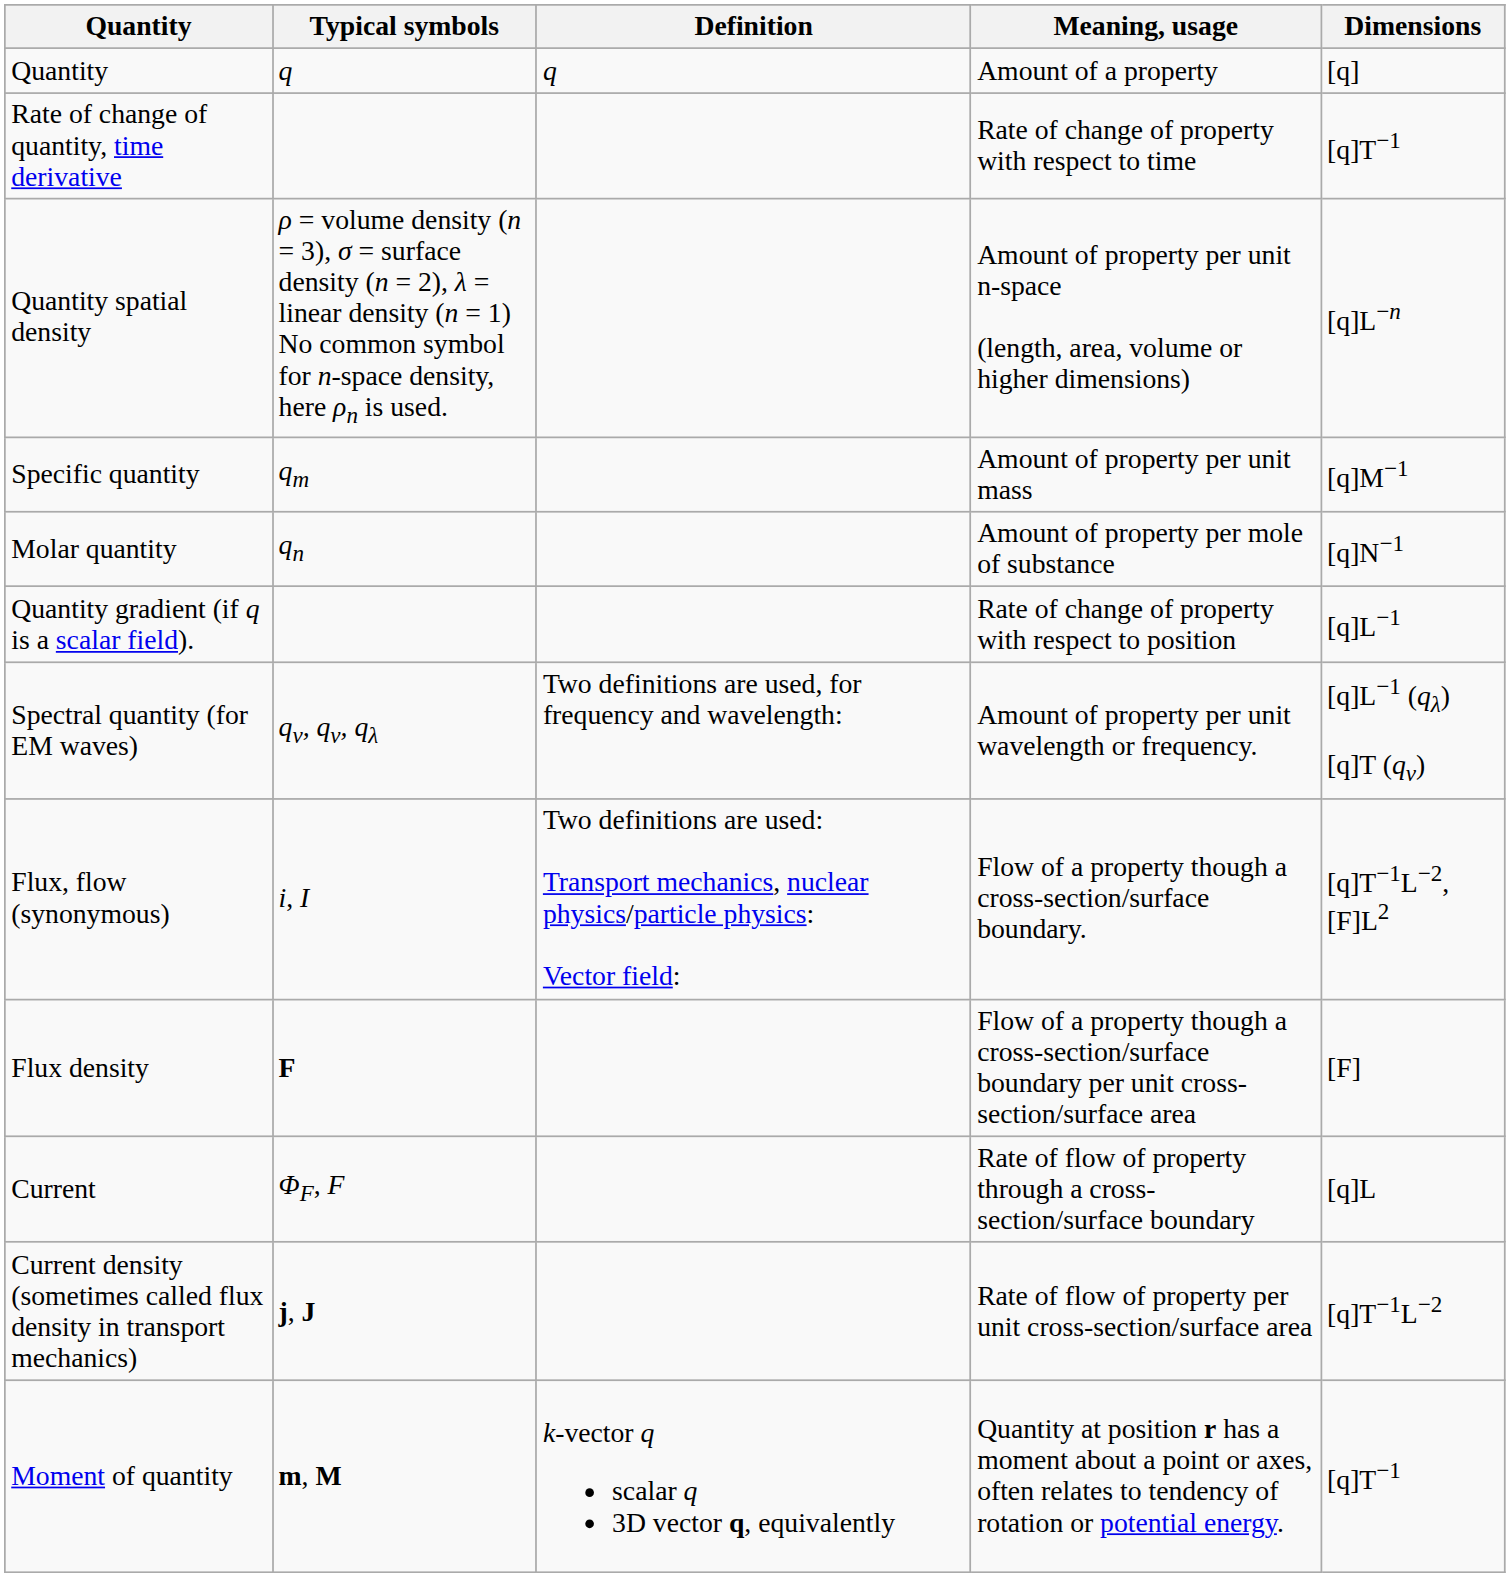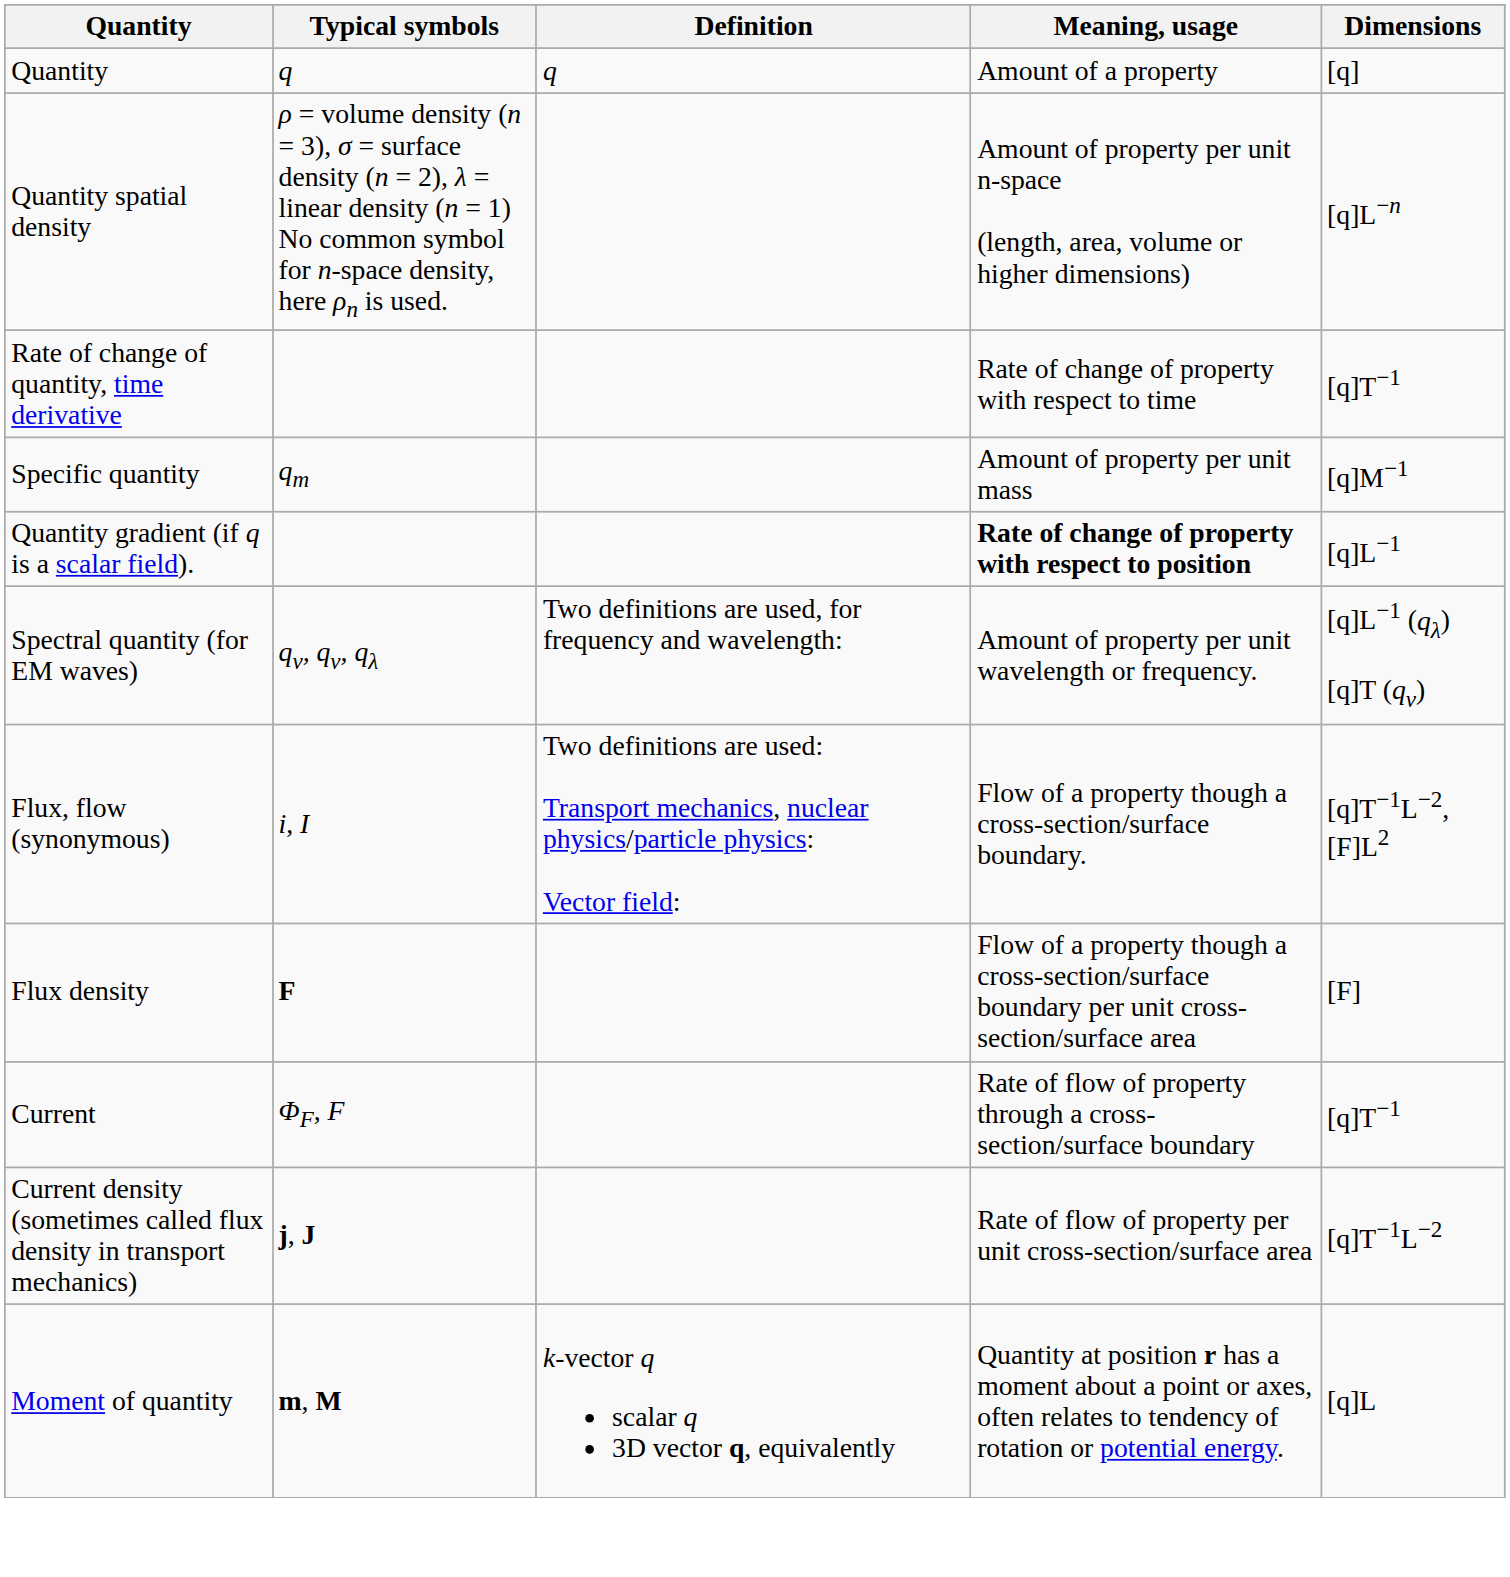rows swapped: (109, 145) <-> (99, 317)
- row: (94, 549)
(1125, 624) normal -> (1135, 549) bold
(1352, 1188) [q]L -> (1364, 1113) [q]T−1
(1364, 1475) [q]T−1 -> (1352, 1400) [q]L
